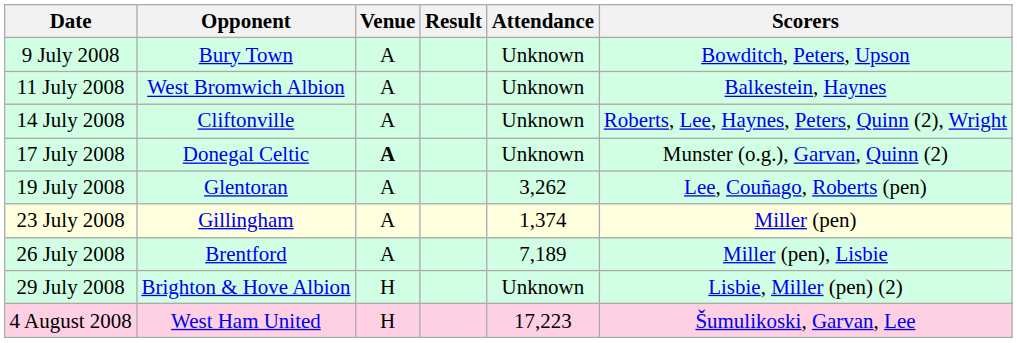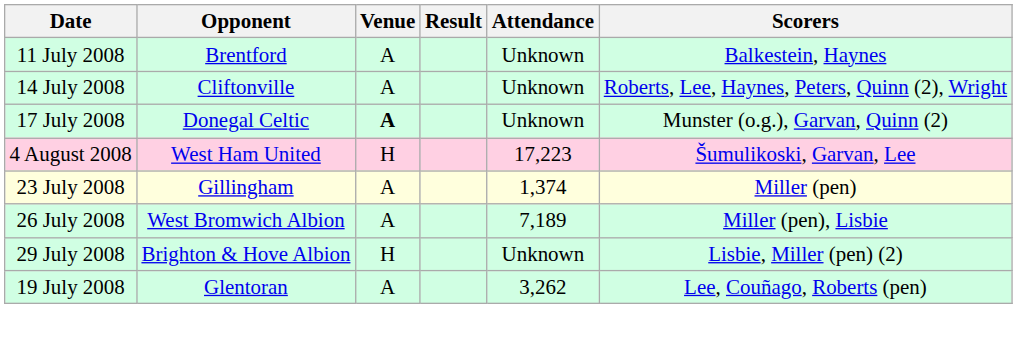- row: (71, 54)
(246, 87) West Bromwich Albion -> (246, 54) Brentford
rows swapped: (71, 187) <-> (71, 320)
(246, 253) Brentford -> (246, 220) West Bromwich Albion
